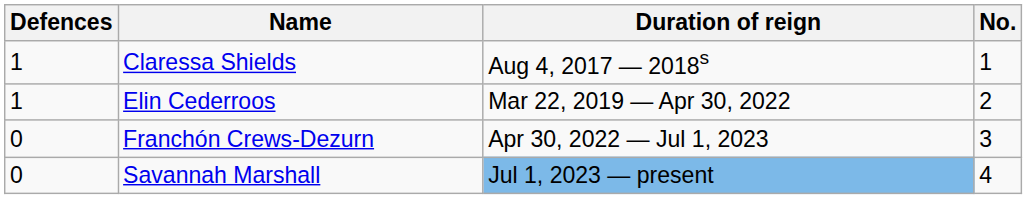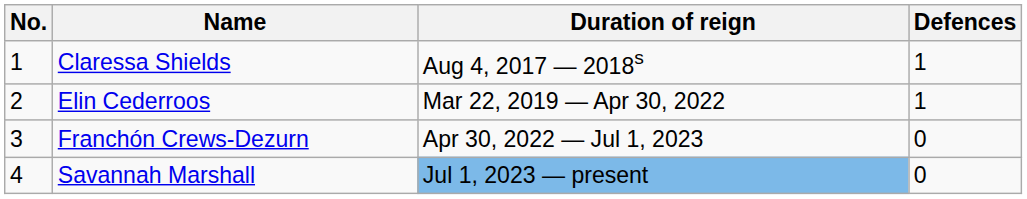columns swapped: (998, 22) <-> (61, 22)
